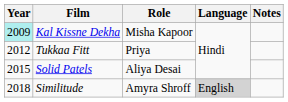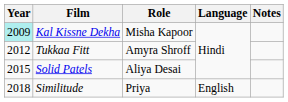(138, 50) Priya -> (158, 50) Amyra Shroff
(158, 87) Amyra Shroff -> (138, 87) Priya
(216, 87) lightgrey background -> (216, 87) no background
